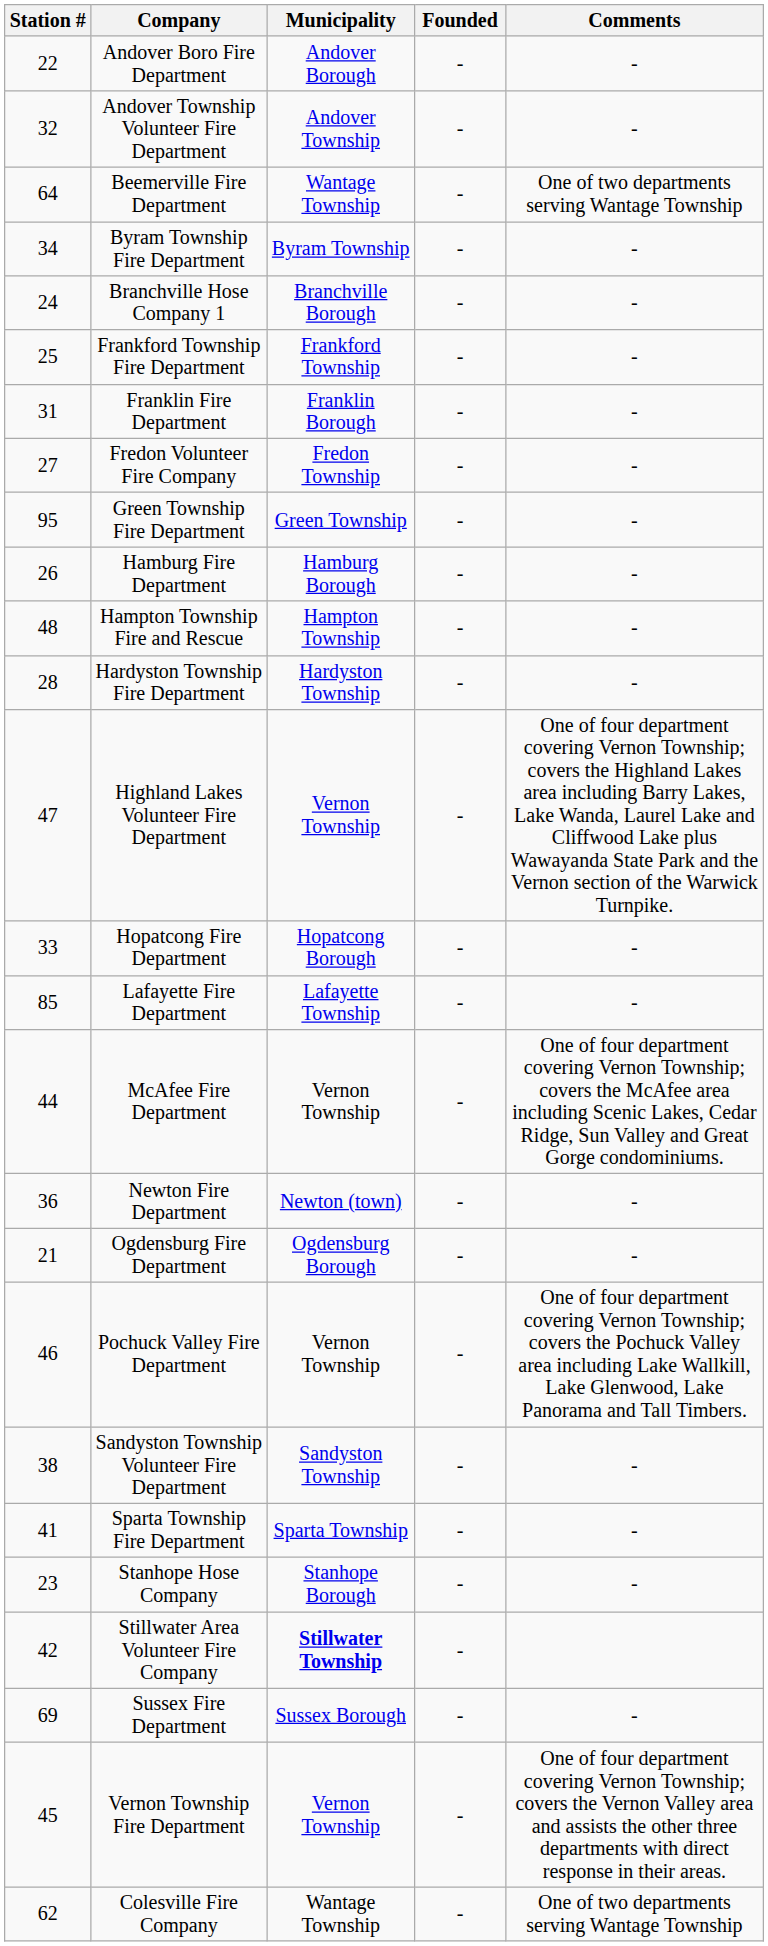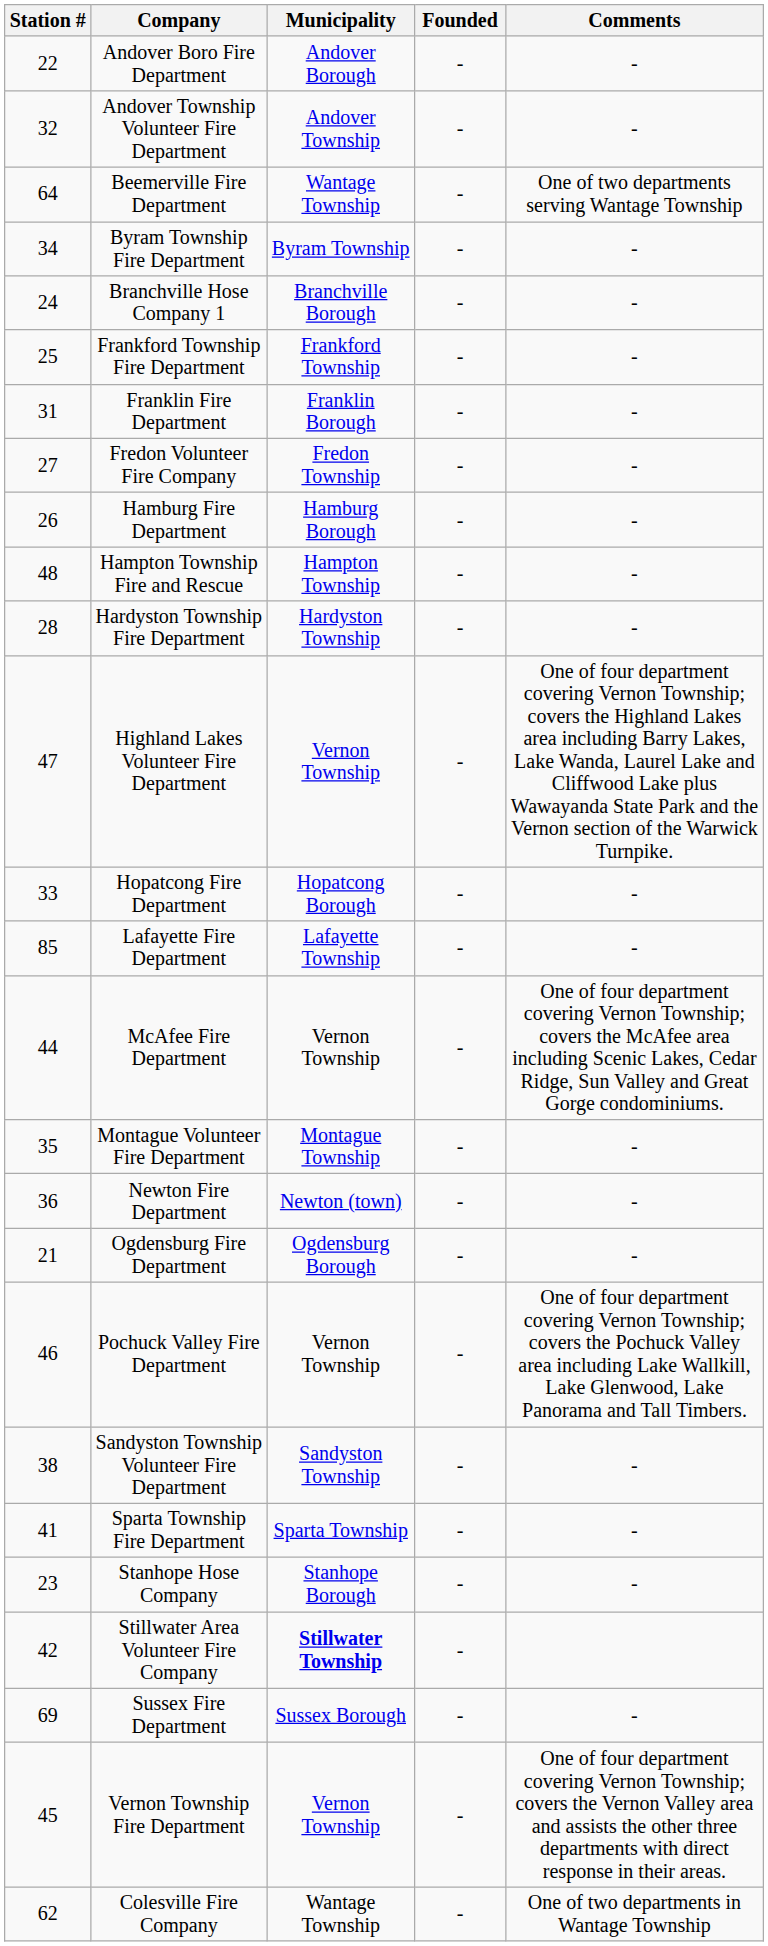- row: (179, 519)
+ row: (179, 1146)
(634, 1913) One of two departments serving Wantage Township -> (634, 1913) One of two departments in Wantage Township
